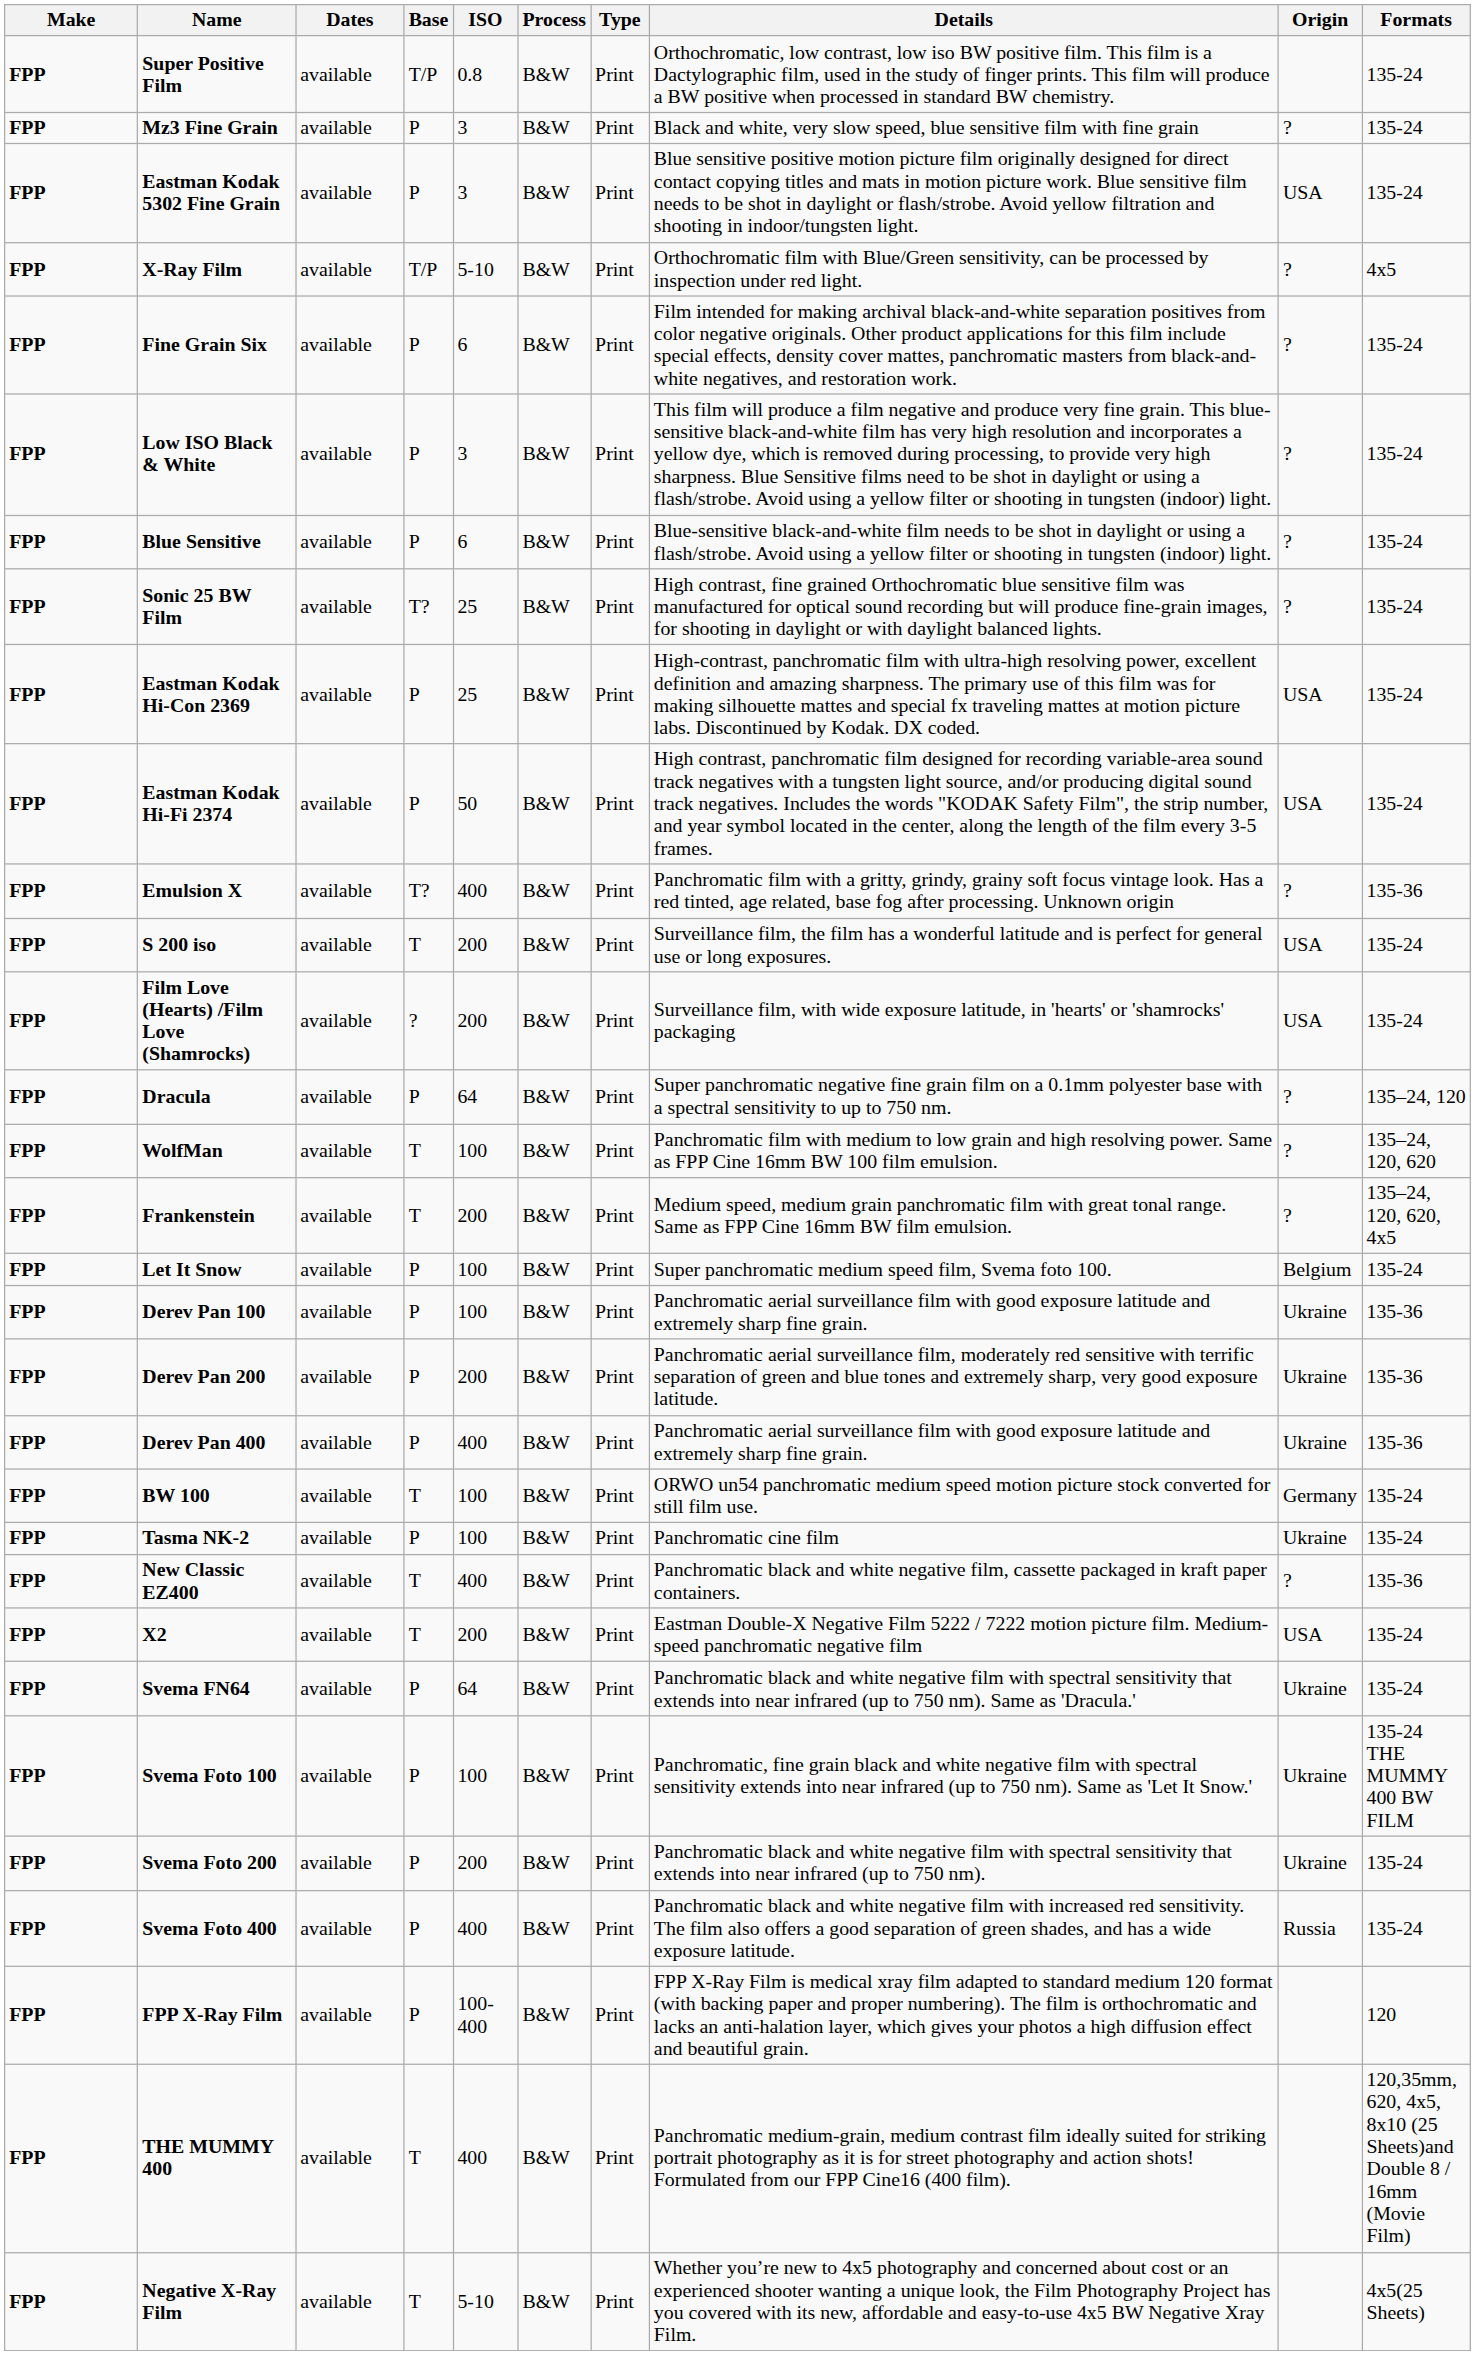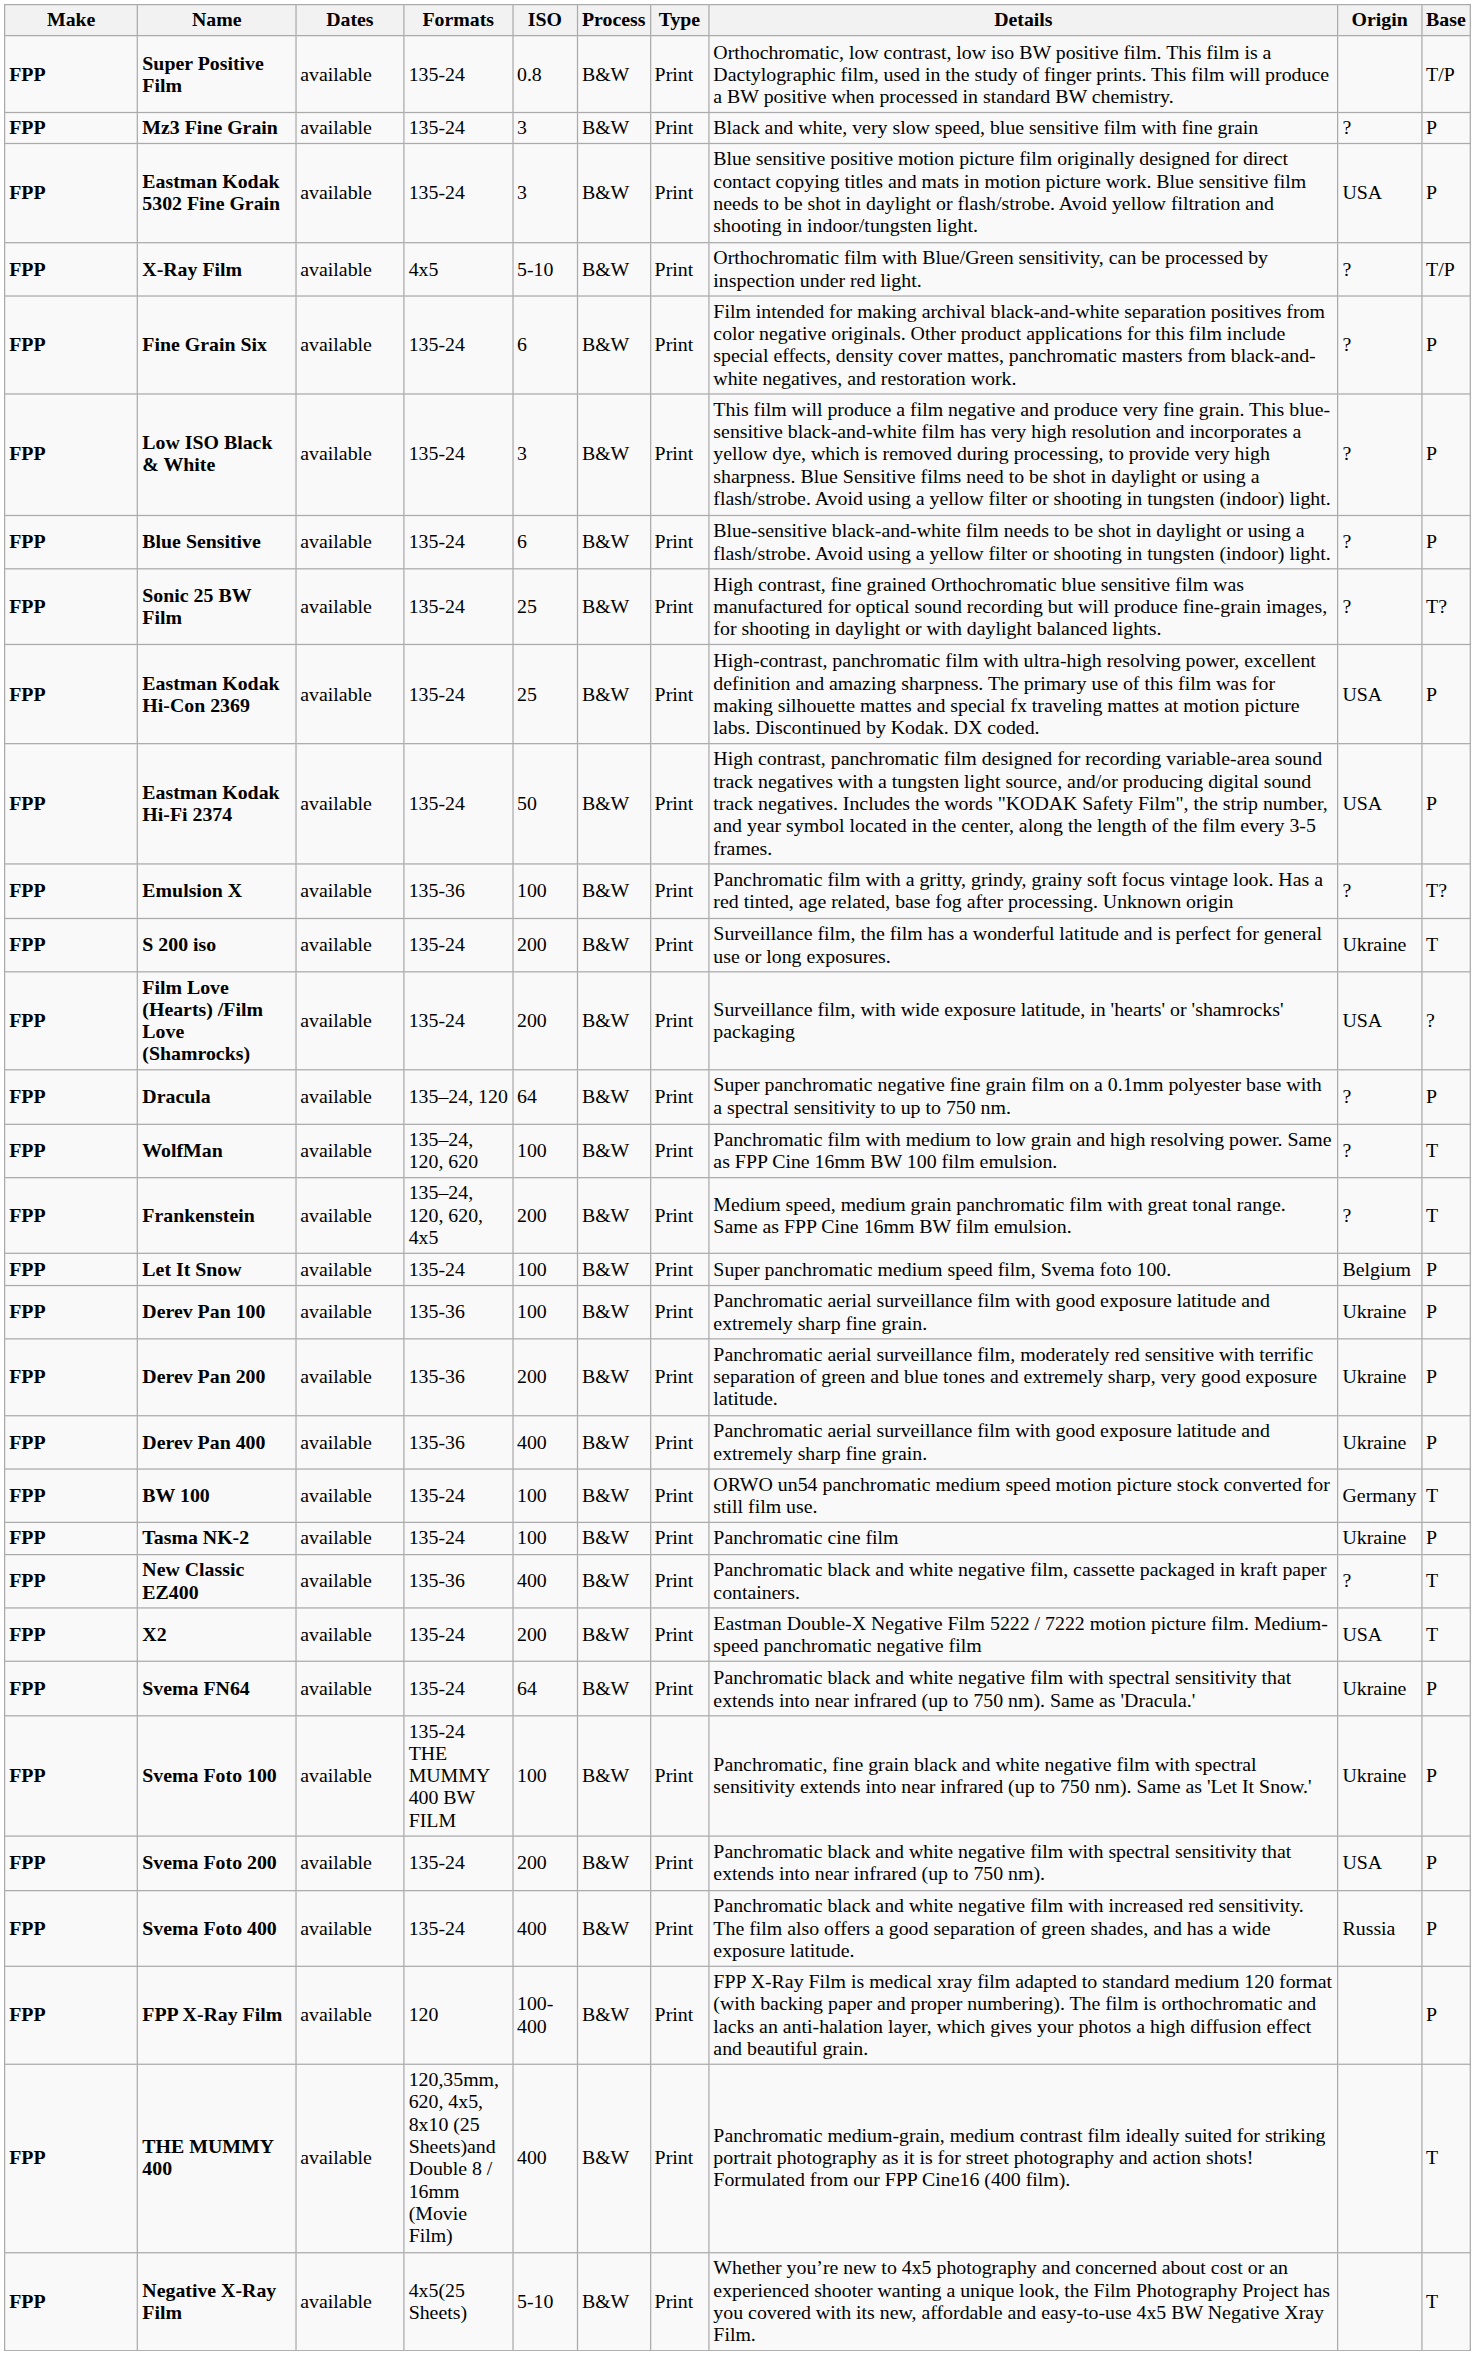columns swapped: (428, 20) <-> (1416, 20)
(472, 890) 400 -> (532, 890) 100
(1303, 944) USA -> (1374, 944) Ukraine
(1315, 1863) Ukraine -> (1362, 1863) USA
